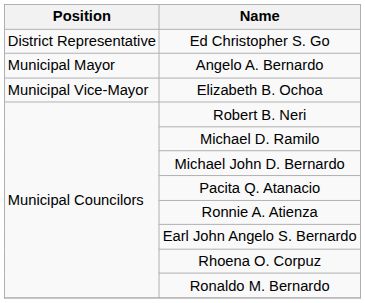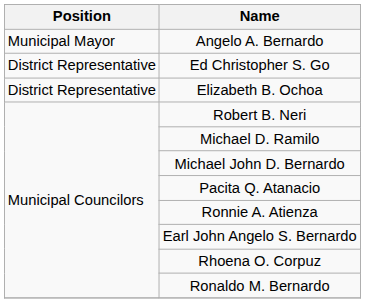rows swapped: (260, 41) <-> (260, 65)
(78, 90) Municipal Vice-Mayor -> (82, 90) District Representative
